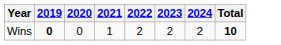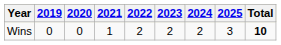+ column: (230, 13)
(49, 31) bold -> (49, 31) normal
